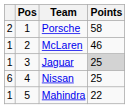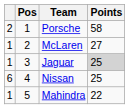(96, 45) 46 -> (96, 45) 27
